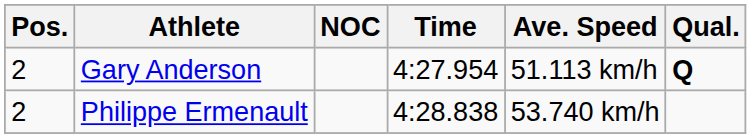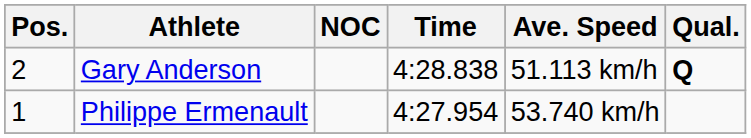(446, 69) 4:27.954 -> (446, 69) 4:28.838
(19, 112) 2 -> (19, 112) 1
(446, 112) 4:28.838 -> (446, 112) 4:27.954
